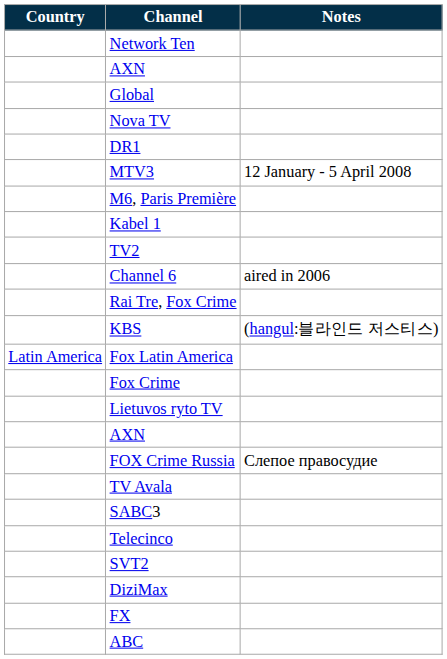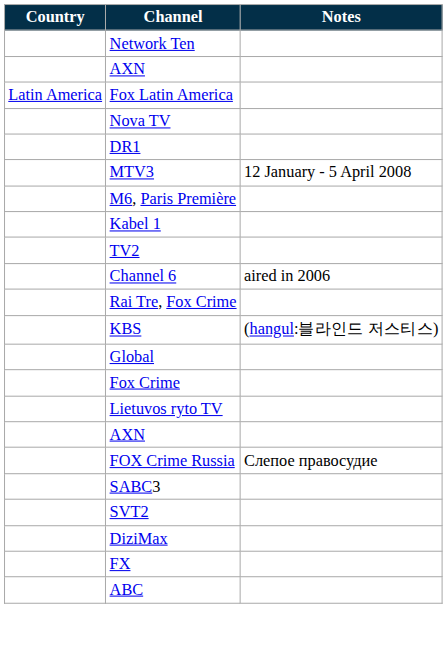rows swapped: (132, 95) <-> (171, 356)
- row: (141, 486)
- row: (141, 538)
